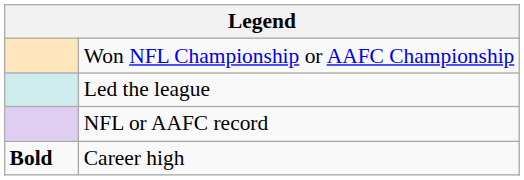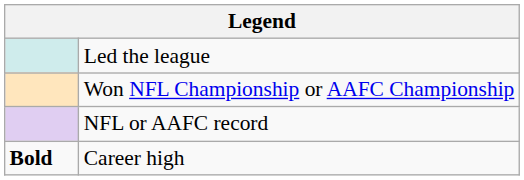rows swapped: (299, 55) <-> (147, 89)
